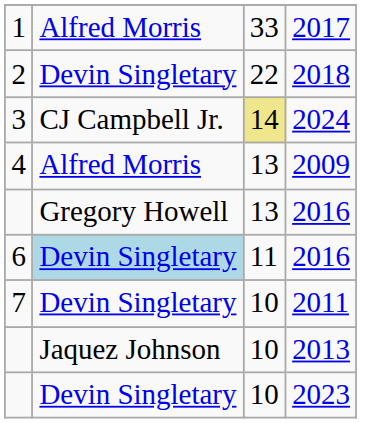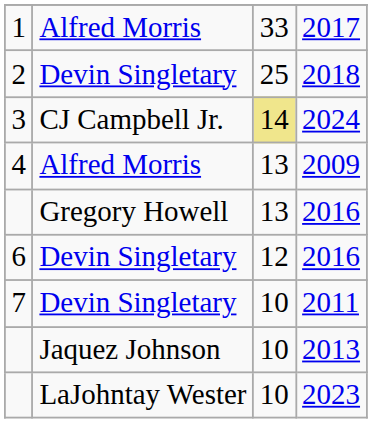(264, 73) 22 -> (274, 73) 25
(138, 257) lightblue background -> (138, 257) no background
(264, 257) 11 -> (274, 257) 12
(138, 394) Devin Singletary -> (143, 394) LaJohntay Wester
